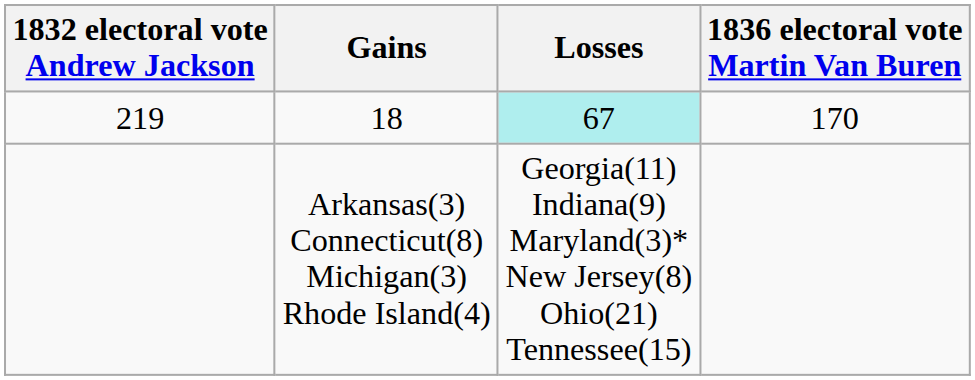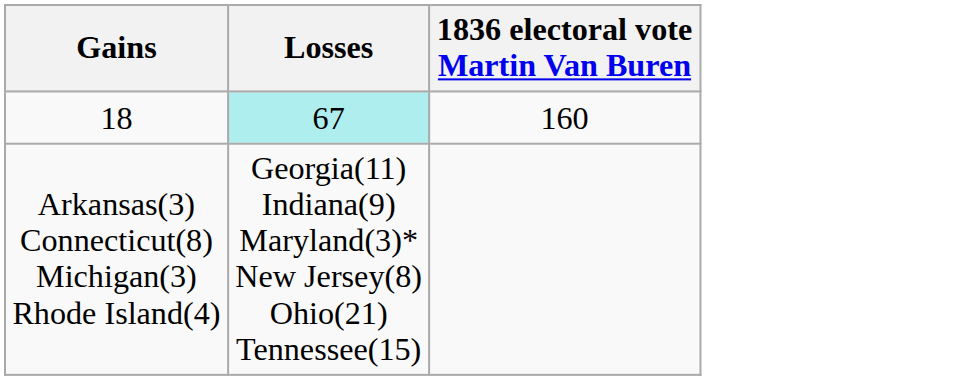- column: (140, 48)
(835, 117) 170 -> (565, 117) 160
